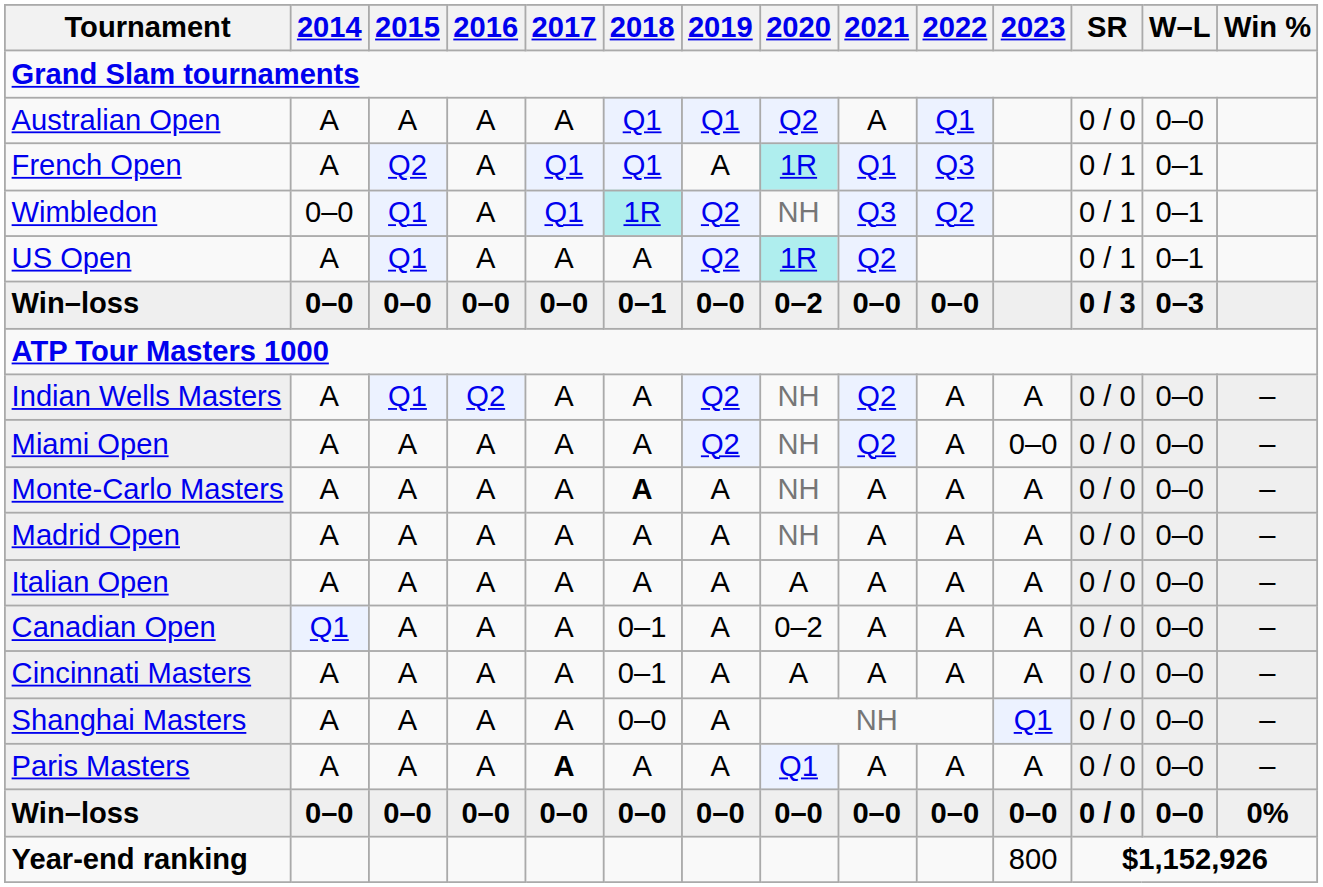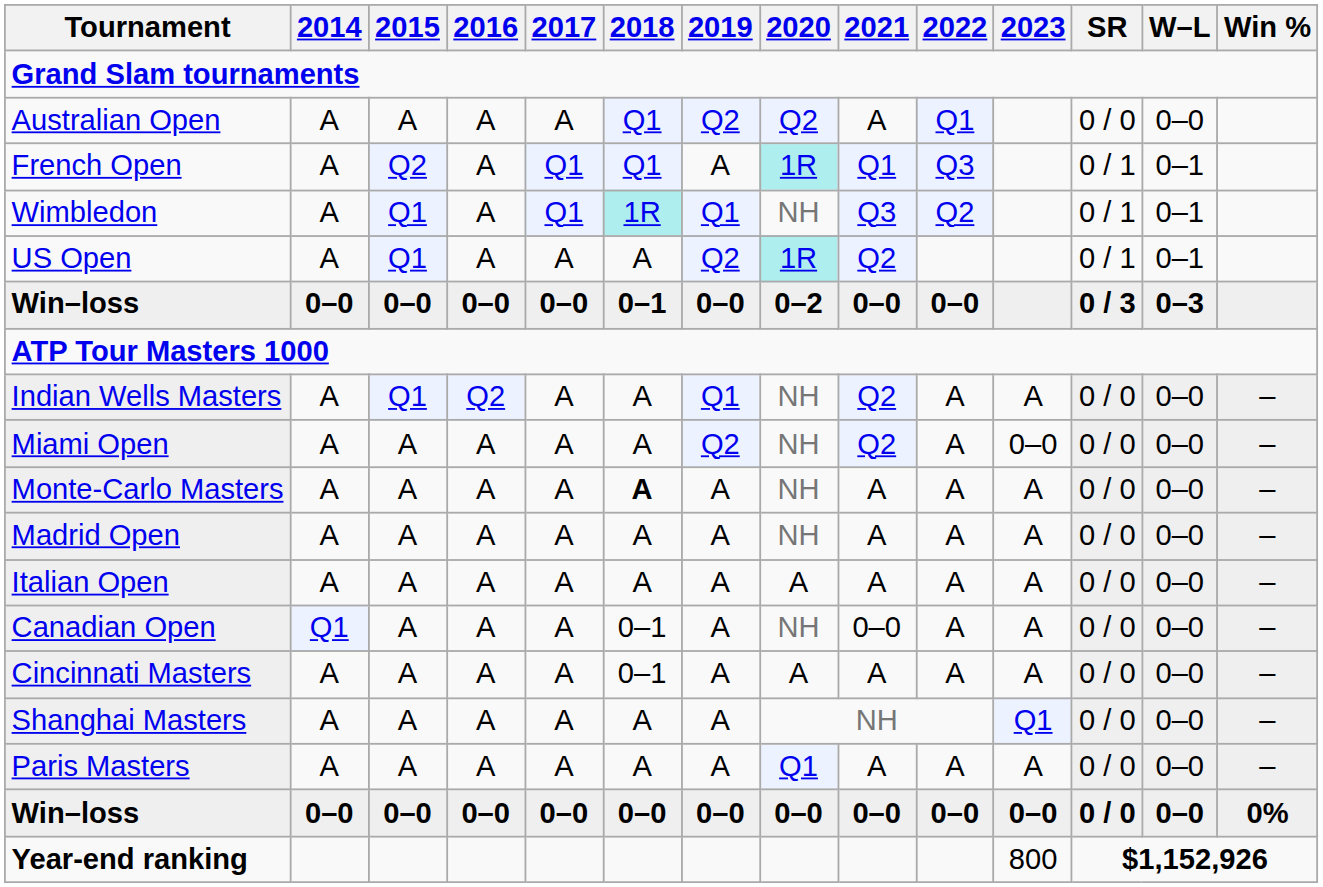(720, 119) Q1 -> (720, 119) Q2
(329, 212) 0–0 -> (329, 212) A
(720, 212) Q2 -> (720, 212) Q1
(720, 397) Q2 -> (720, 397) Q1
(799, 627) 0–2 -> (799, 627) NH
(877, 627) A -> (877, 627) 0–0
(642, 720) 0–0 -> (642, 720) A
(564, 766) bold -> (564, 766) normal
